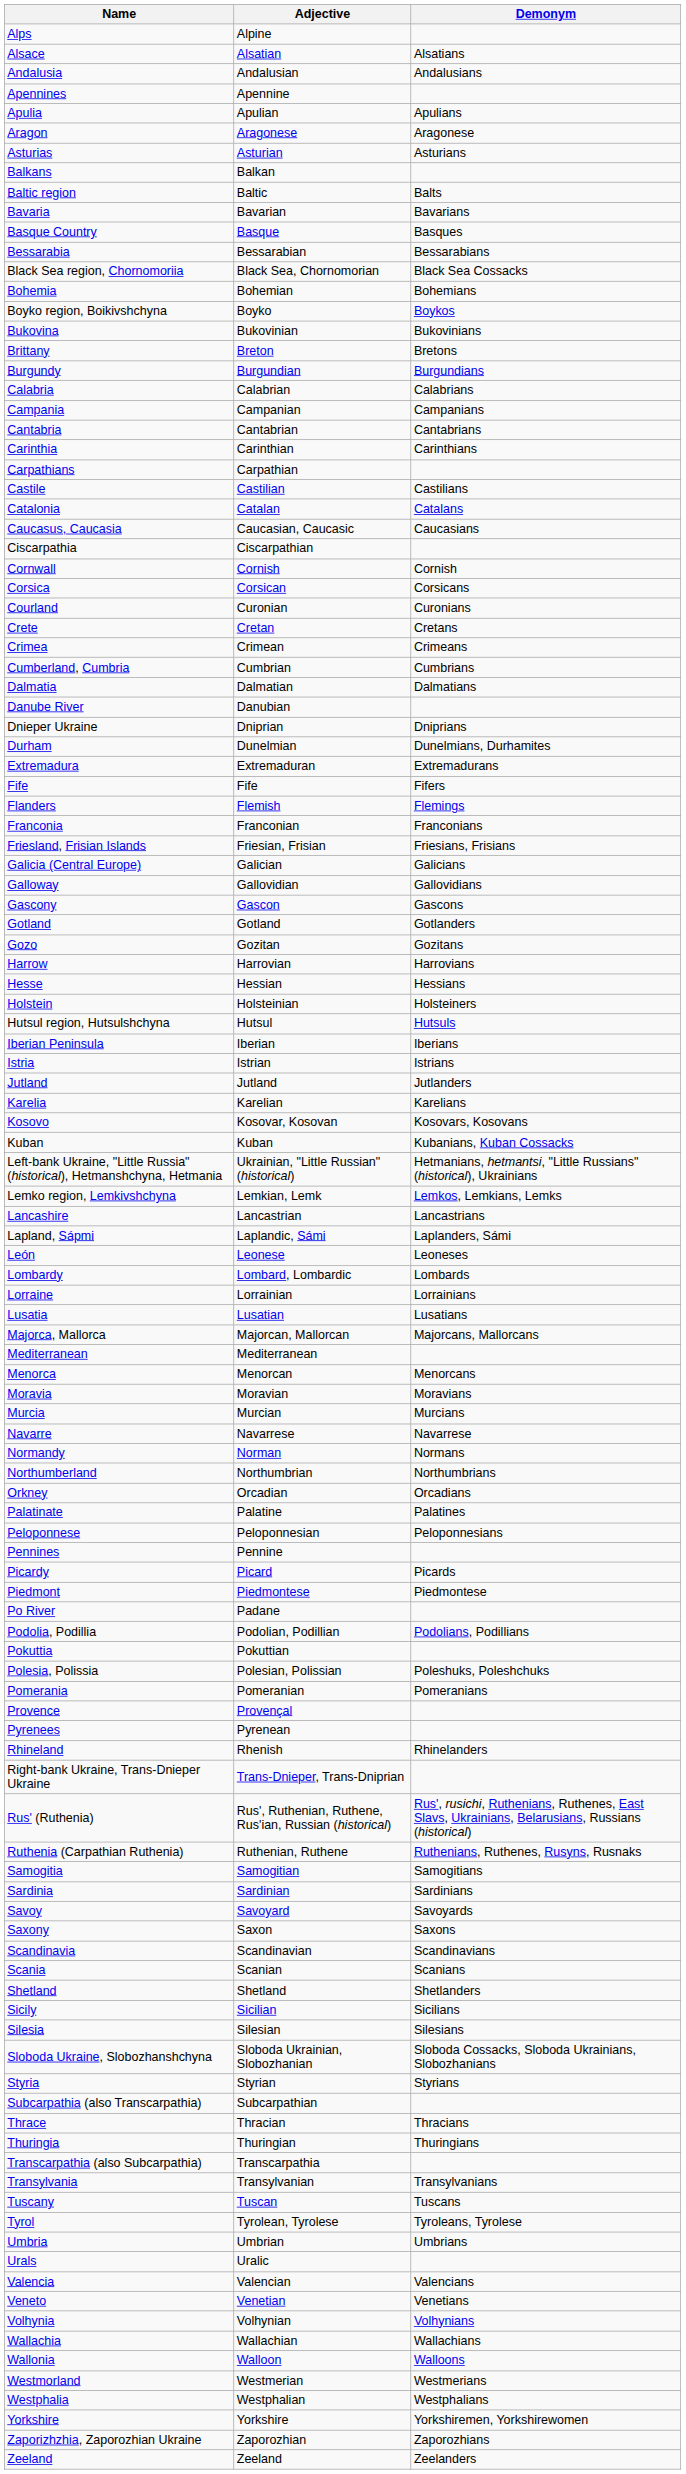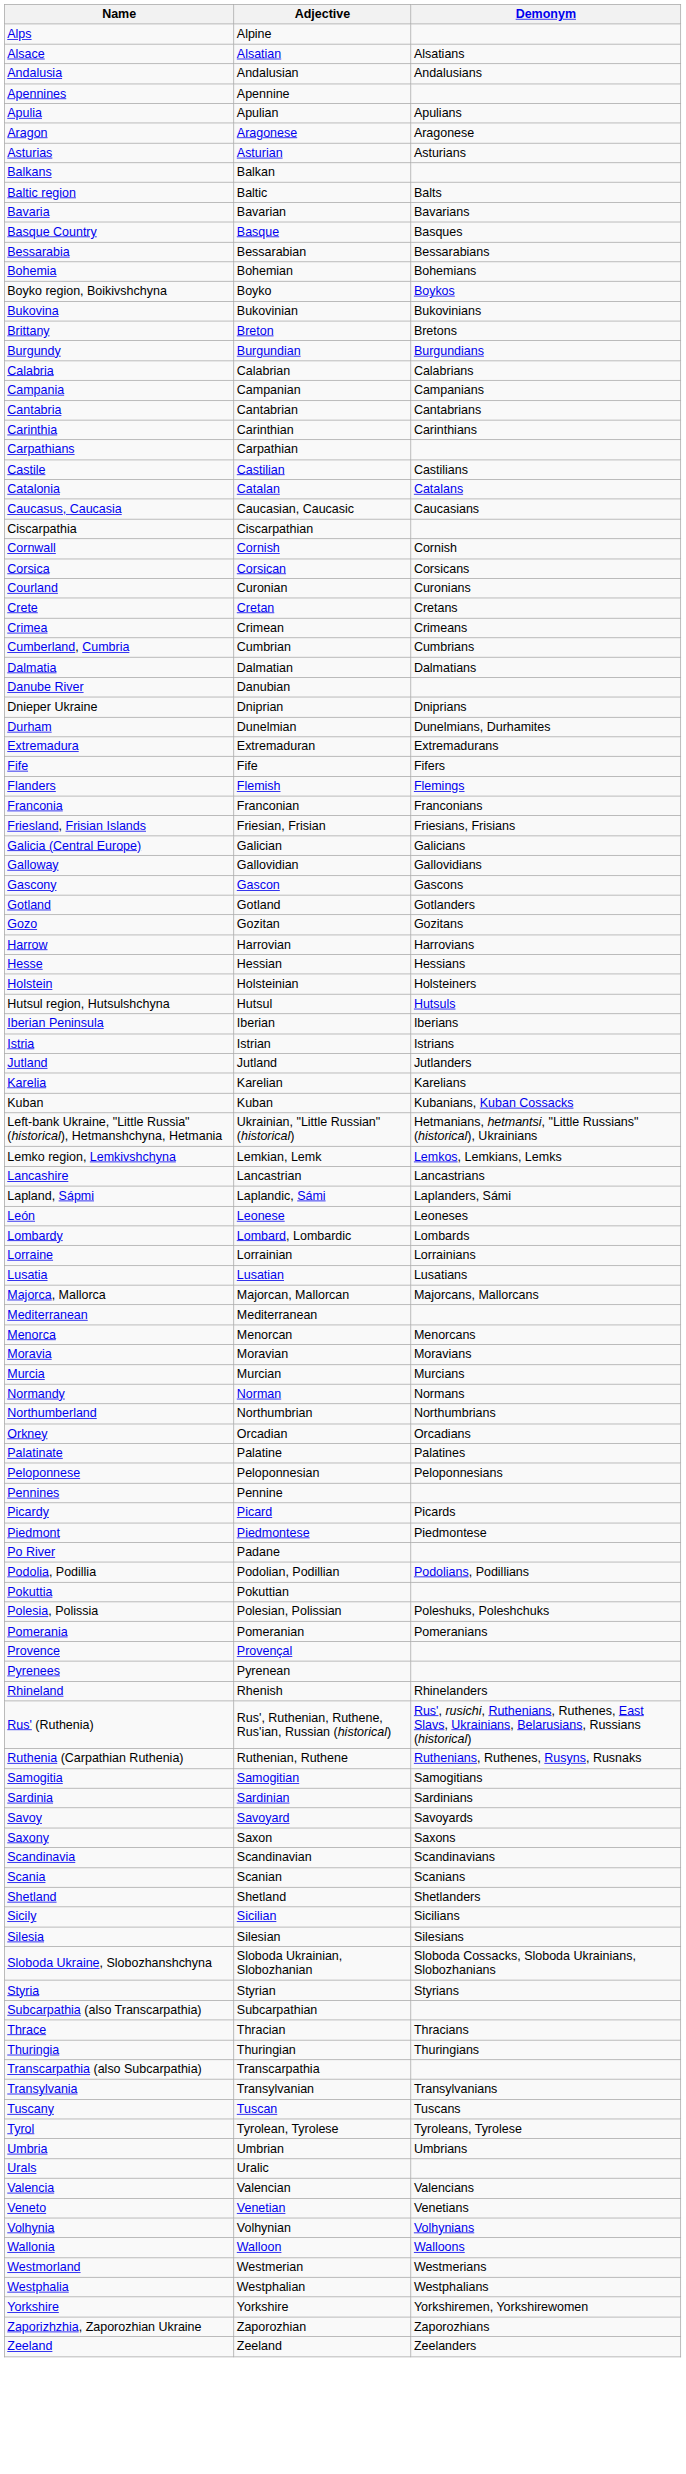- row: (95, 271)
- row: (28, 1122)
- row: (29, 1433)
- row: (104, 1777)
- row: (34, 2340)
